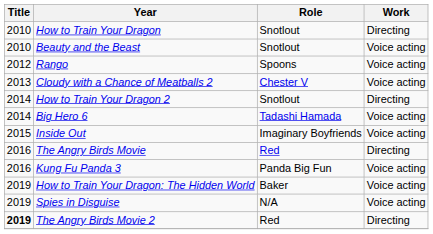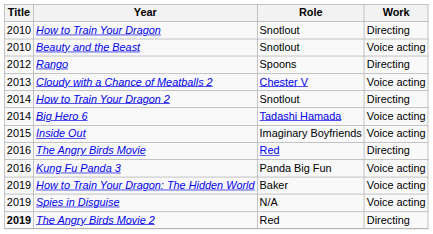(396, 64) Voice acting -> (388, 64) Directing
